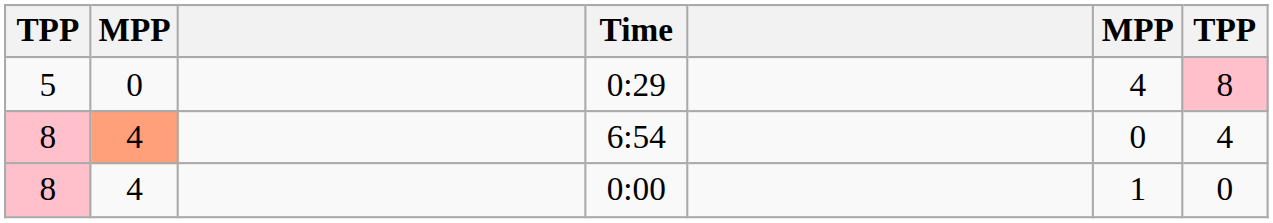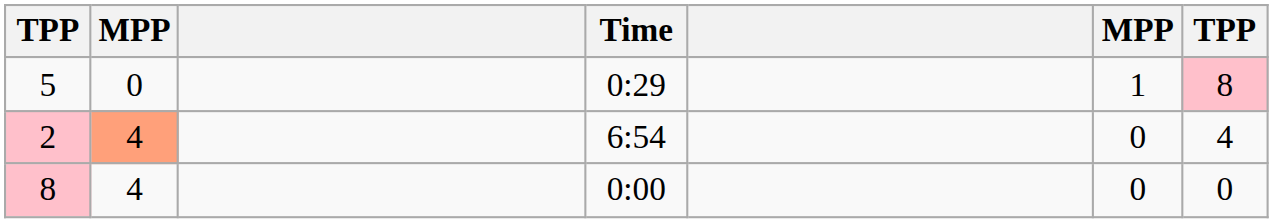(1138, 83) 4 -> (1138, 83) 1
(48, 136) 8 -> (48, 136) 2
(1138, 189) 1 -> (1138, 189) 0
